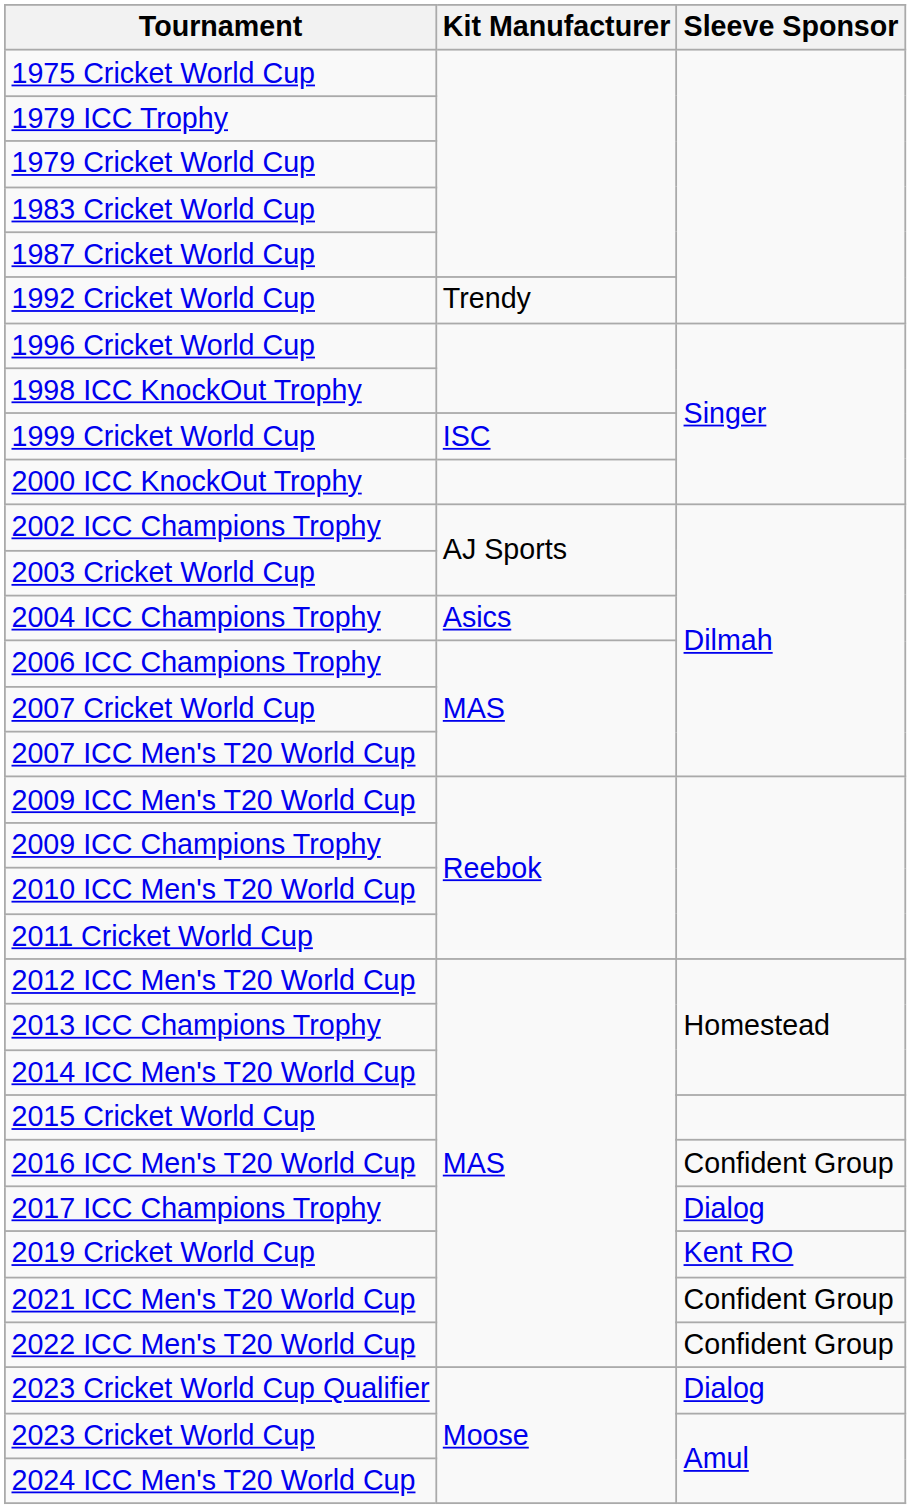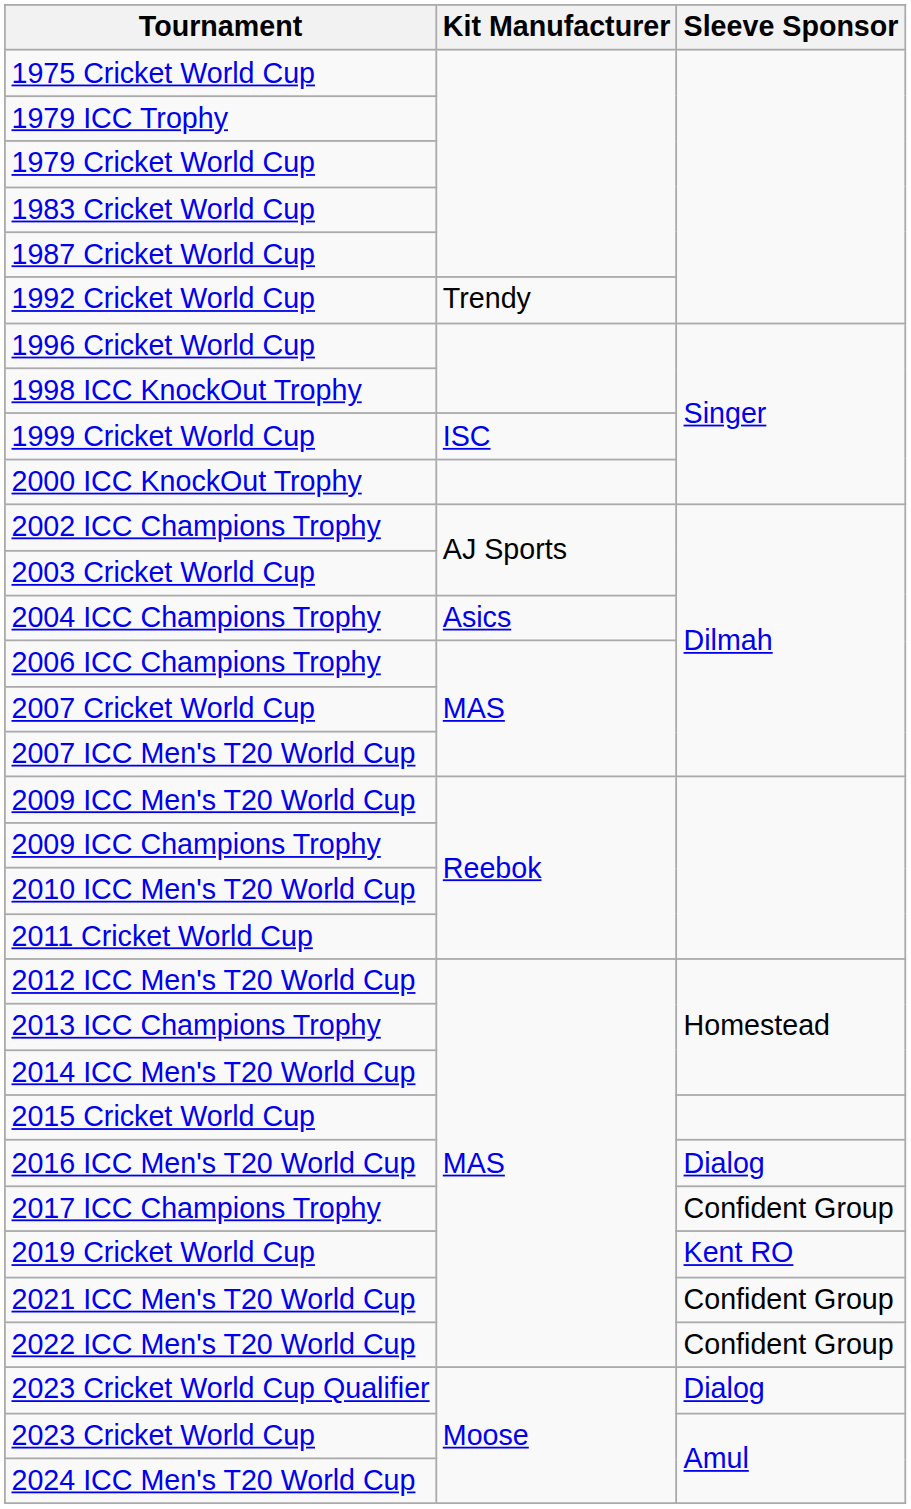(789, 1162) Confident Group -> (724, 1162) Dialog
(724, 1208) Dialog -> (789, 1208) Confident Group
